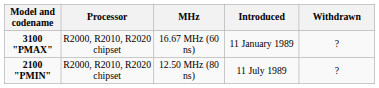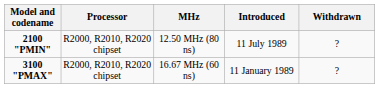rows swapped: (33, 44) <-> (33, 70)
